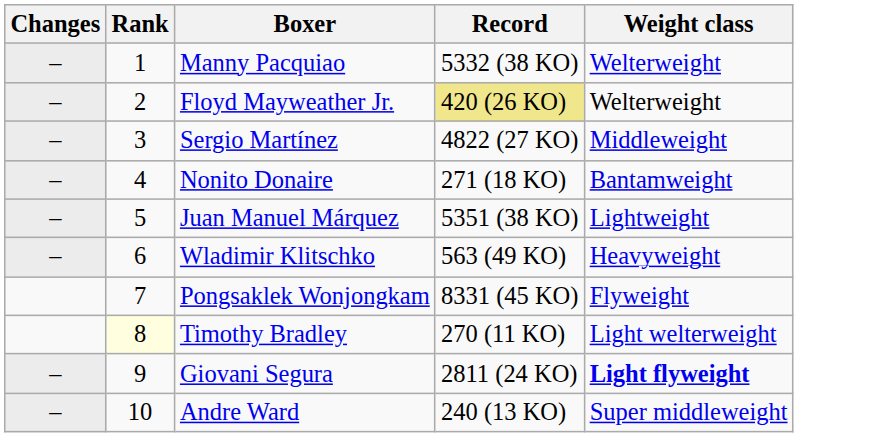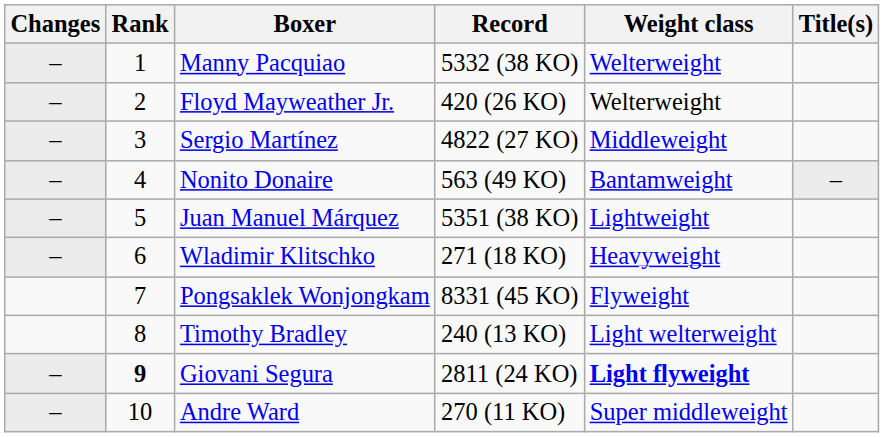+ column: (836, 23)
(504, 101) khaki background -> (504, 101) no background
(504, 179) 271 (18 KO) -> (504, 179) 563 (49 KO)
(504, 256) 563 (49 KO) -> (504, 256) 271 (18 KO)
(140, 334) lightyellow background -> (140, 334) no background
(503, 334) 270 (11 KO) -> (504, 334) 240 (13 KO)
(140, 373) normal -> (140, 373) bold
(504, 412) 240 (13 KO) -> (503, 412) 270 (11 KO)
